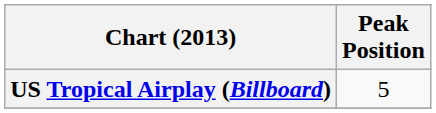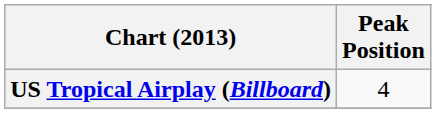(383, 88) 5 -> (383, 88) 4
